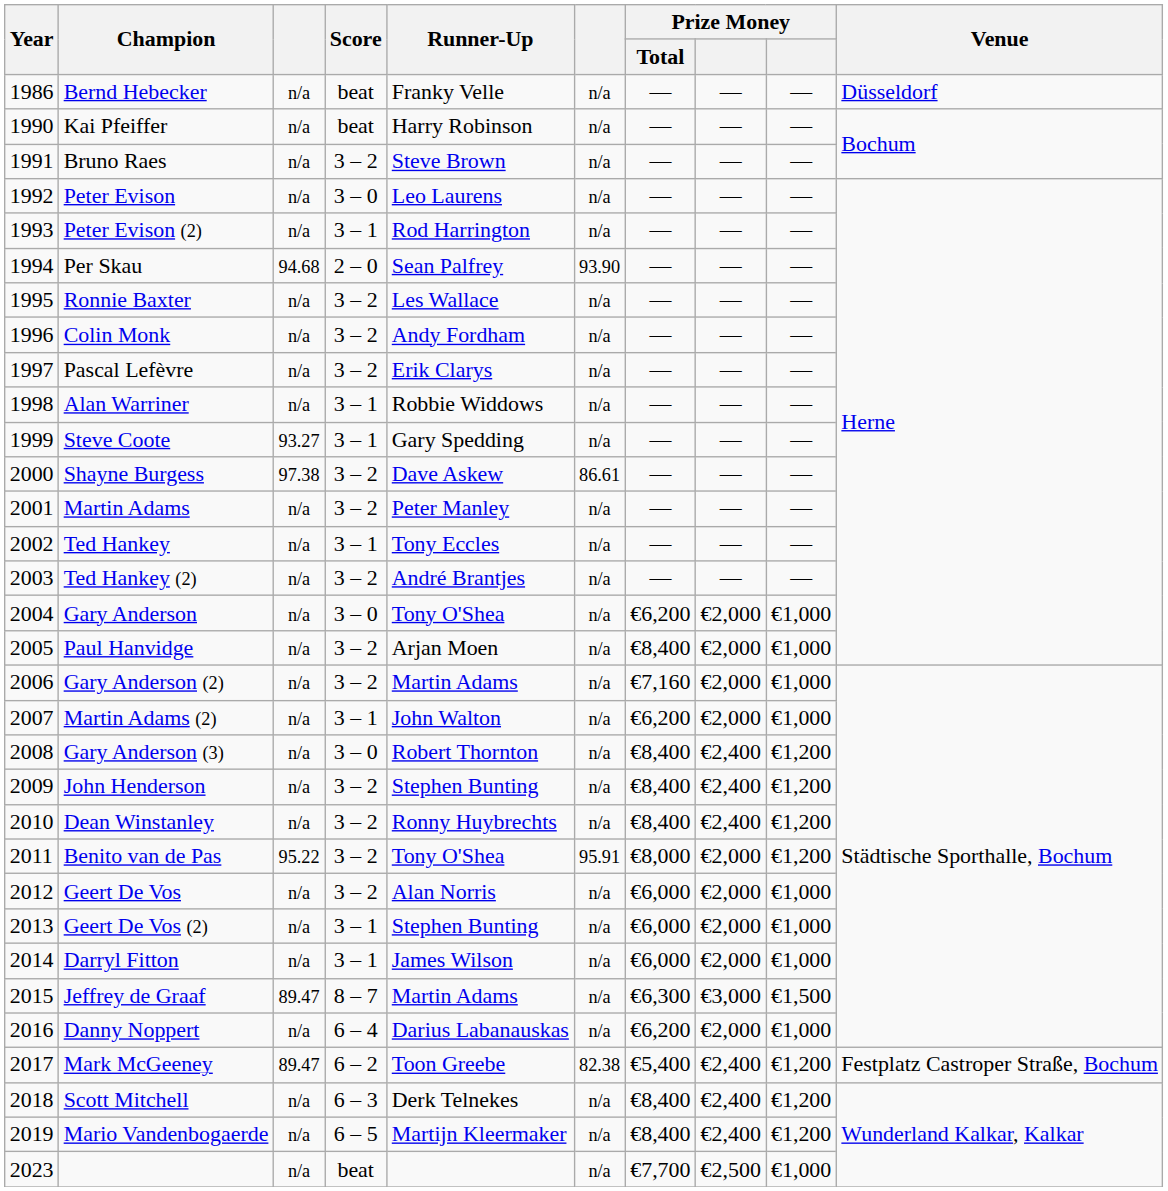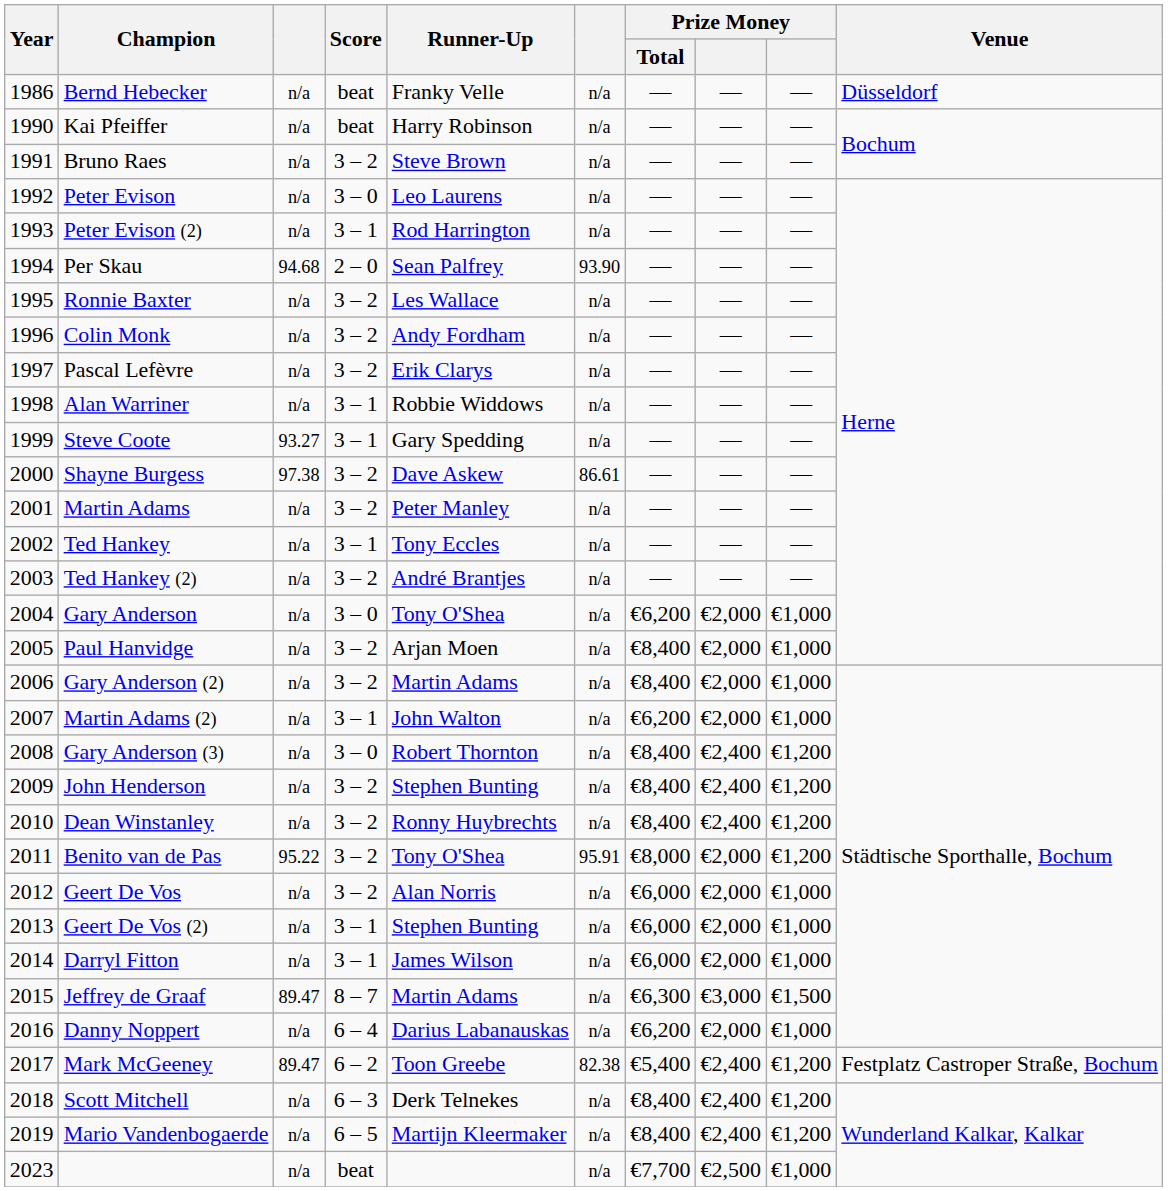(660, 682) €7,160 -> (660, 682) €8,400
